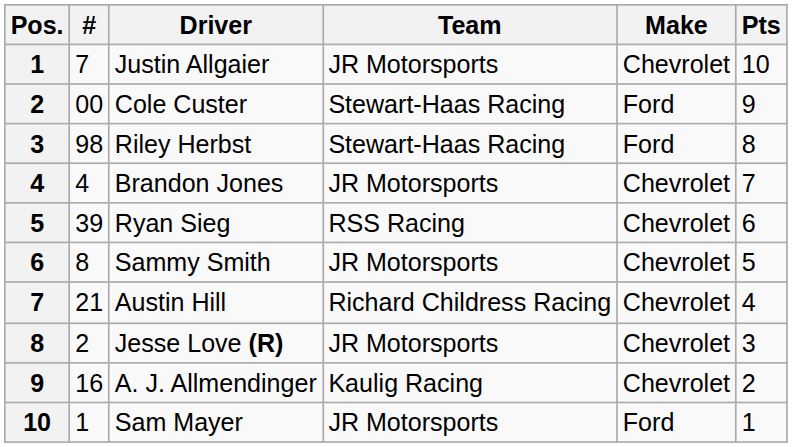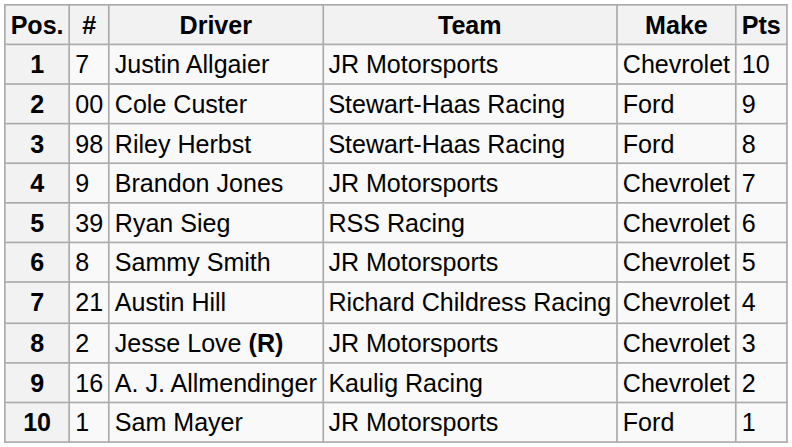(82, 184) 4 -> (82, 184) 9
